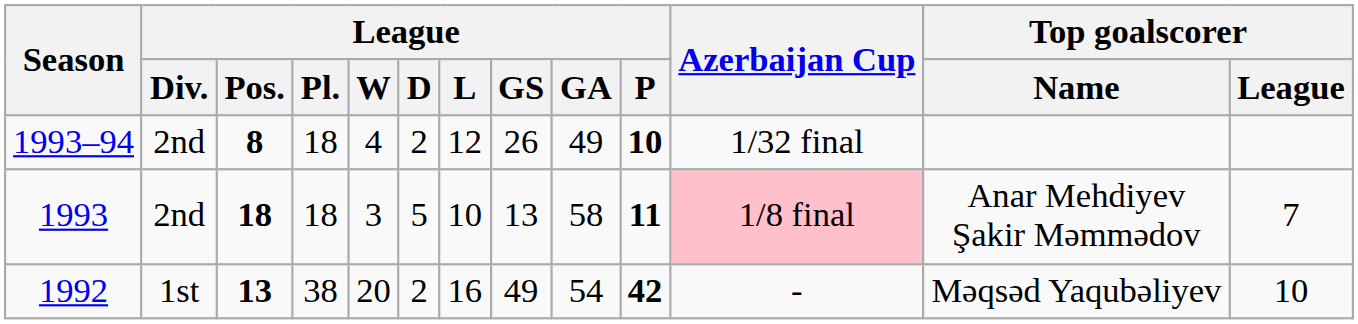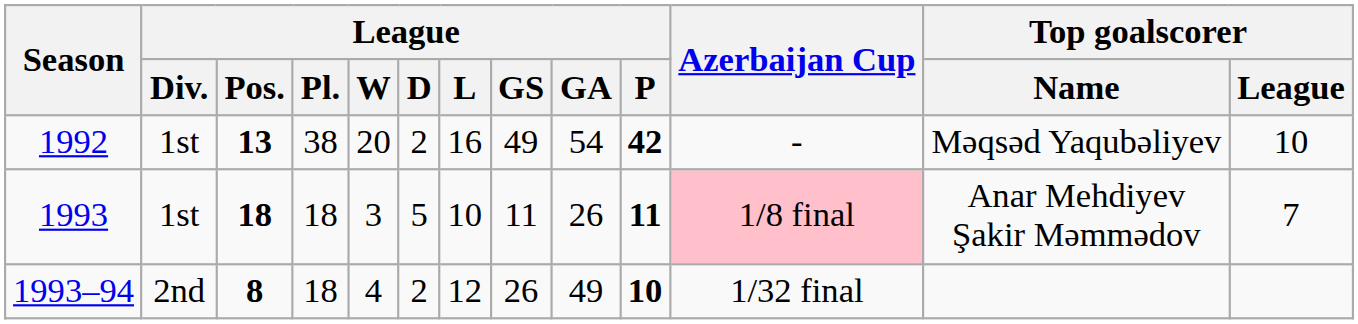rows swapped: (74, 290) <-> (74, 141)
(179, 215) 2nd -> (179, 215) 1st
(521, 215) 13 -> (521, 215) 11
(586, 215) 58 -> (586, 215) 26
